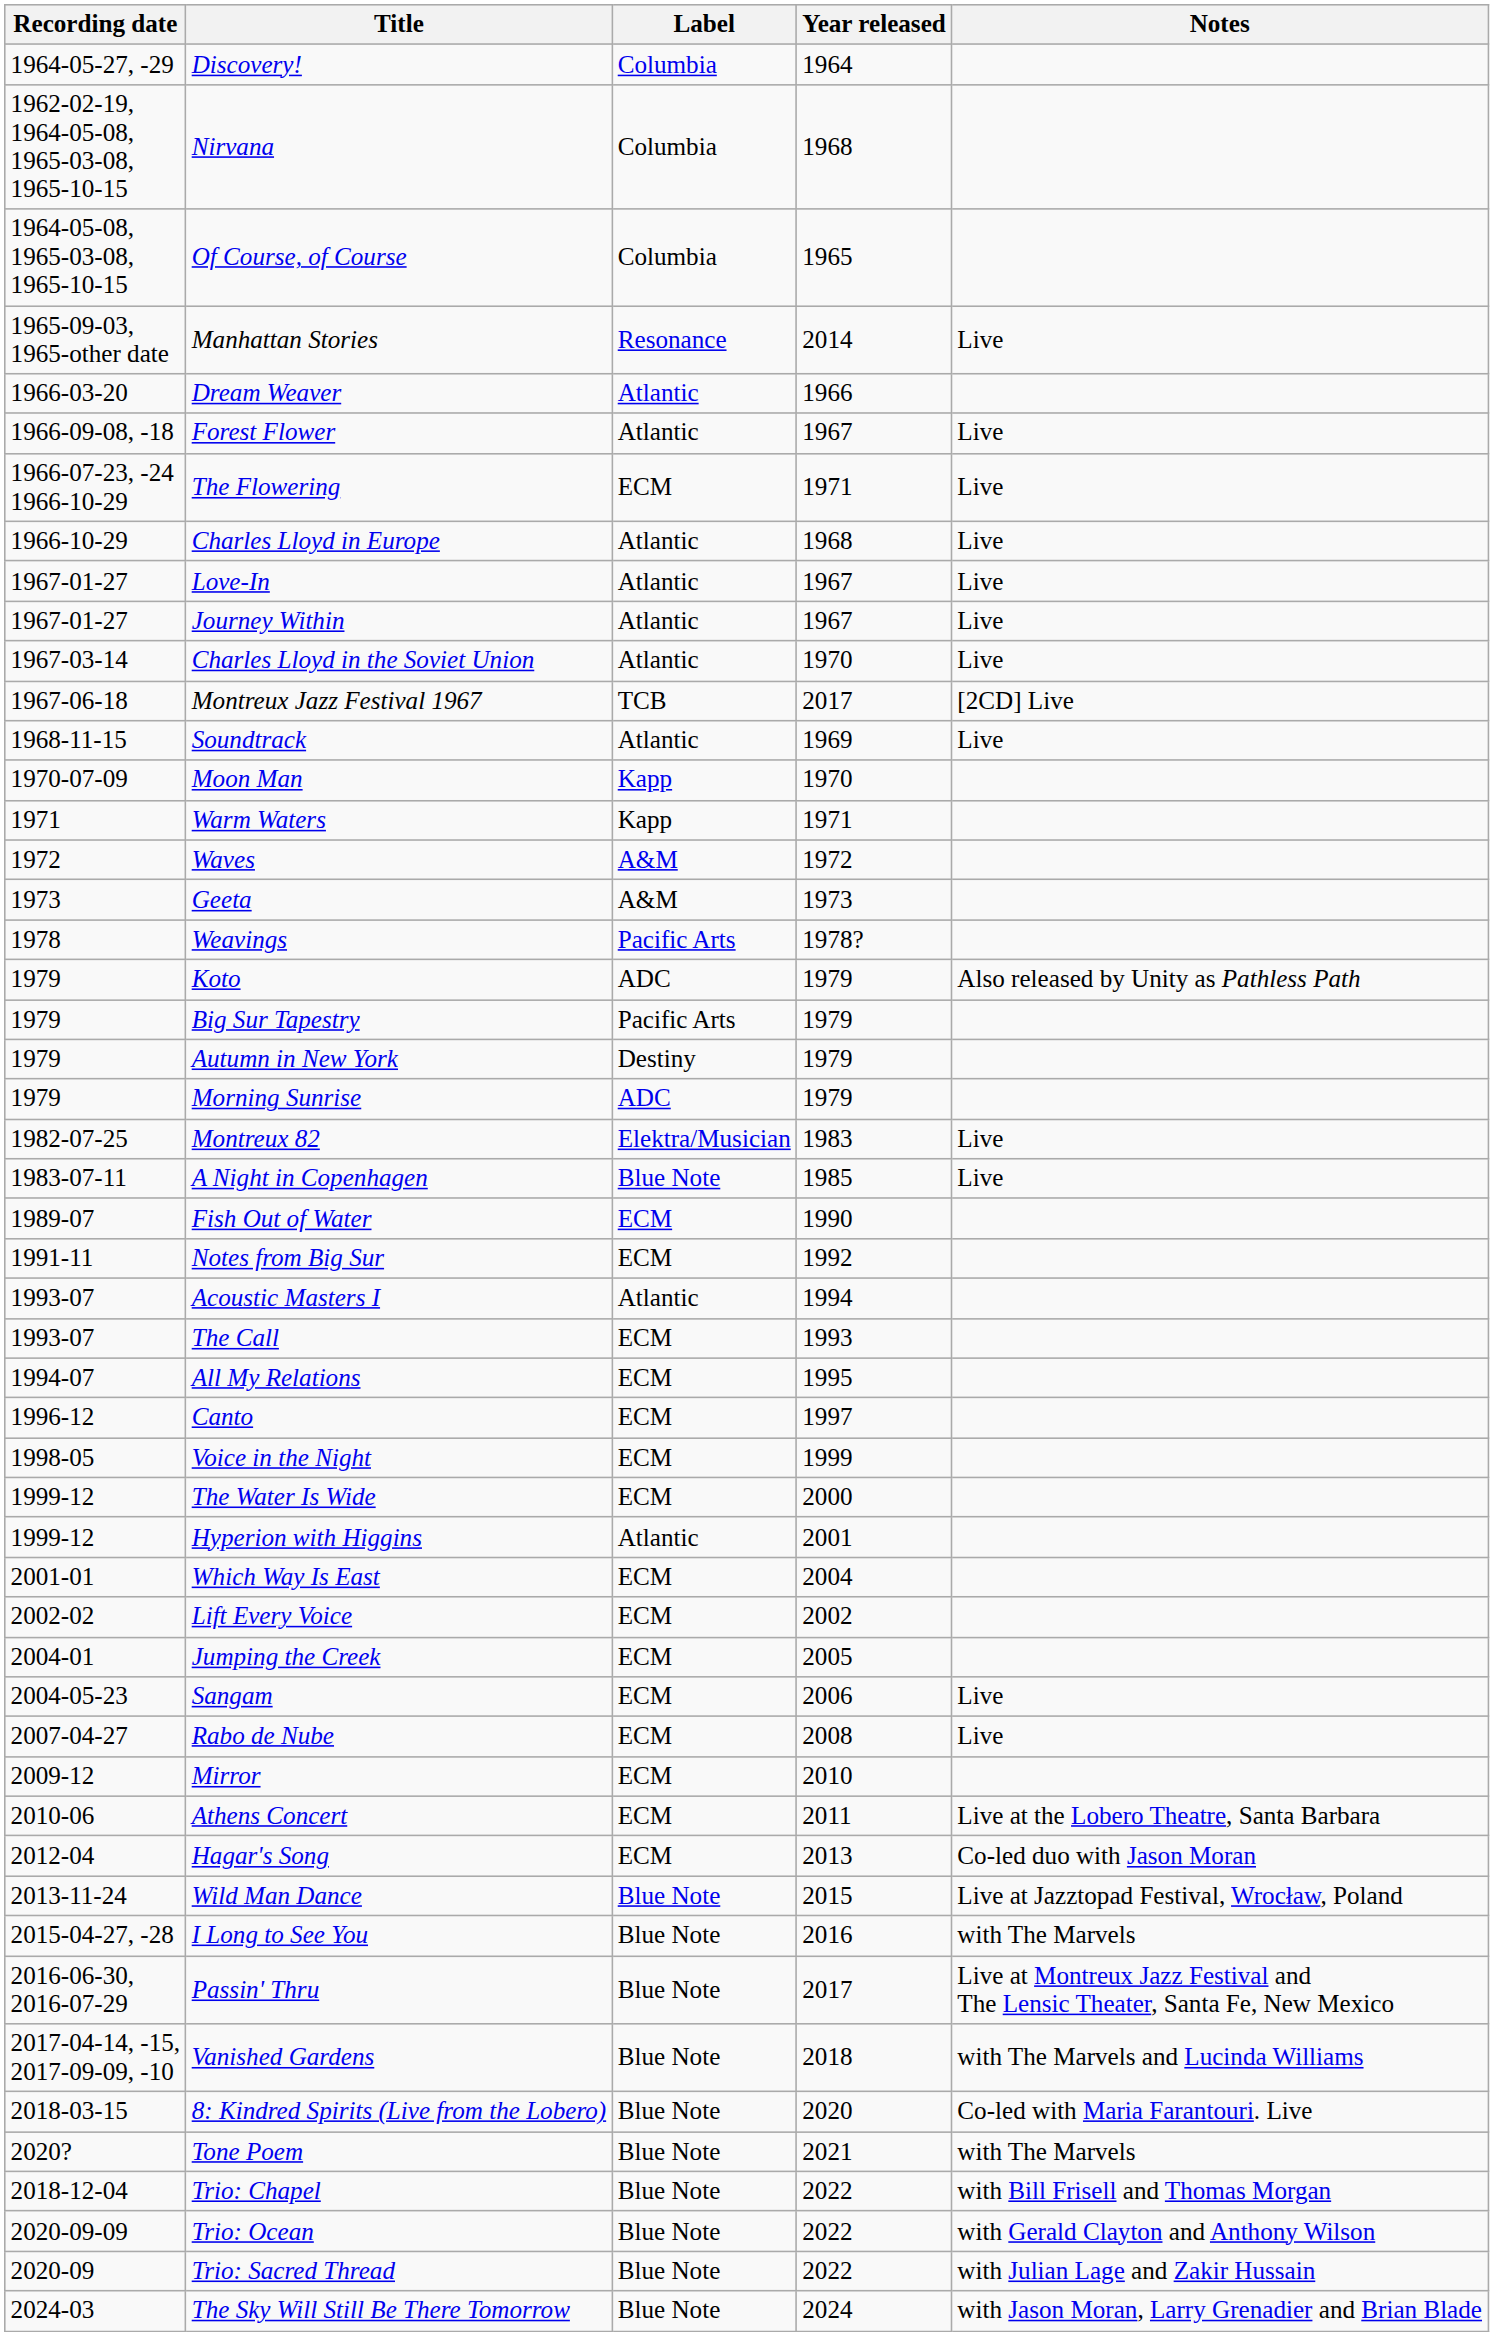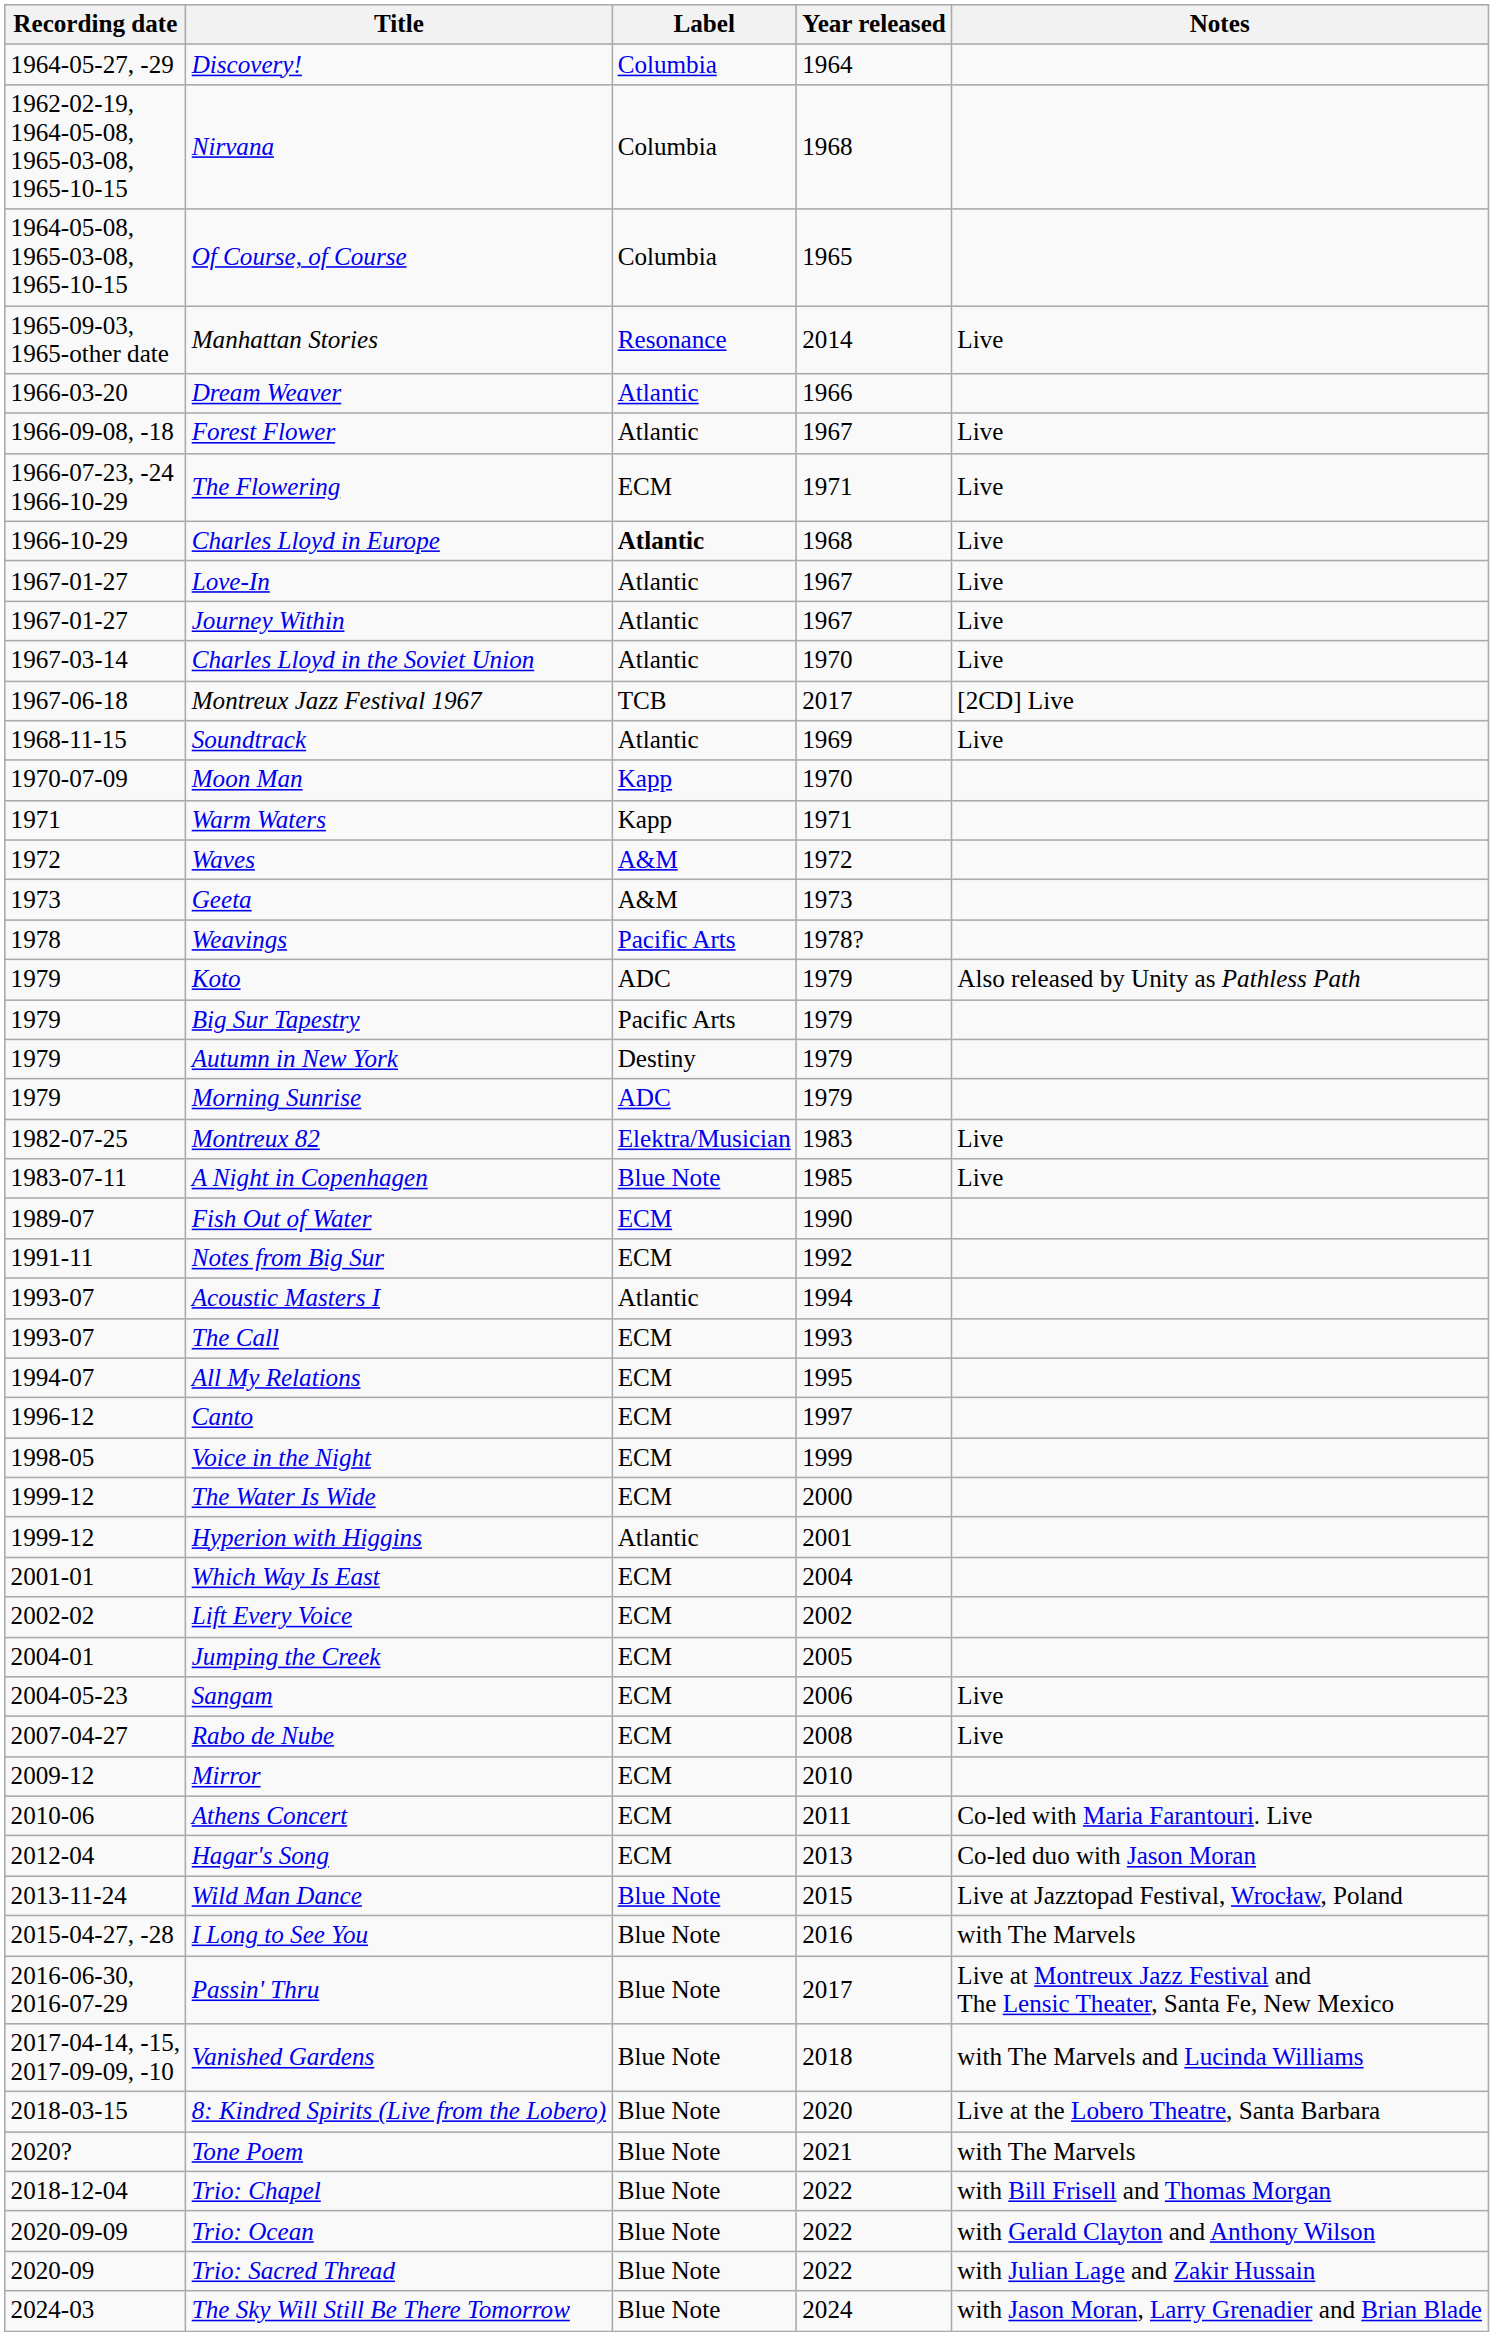(658, 540) normal -> (661, 540) bold
(1169, 1815) Live at the Lobero Theatre, Santa Barbara -> (1135, 1815) Co-led with Maria Farantouri. Live
(1135, 2111) Co-led with Maria Farantouri. Live -> (1169, 2111) Live at the Lobero Theatre, Santa Barbara
